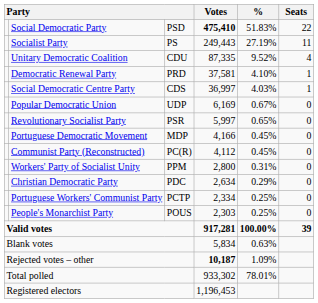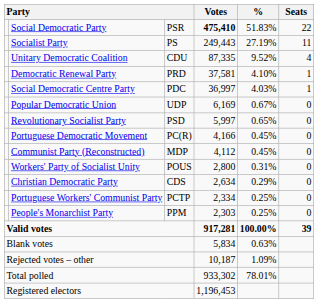(176, 27) PSD -> (175, 27) PSR
(176, 89) CDS -> (176, 89) PDC
(175, 120) PSR -> (176, 120) PSD
(177, 136) MDP -> (179, 136) PC(R)
(179, 151) PC(R) -> (177, 151) MDP
(177, 167) PPM -> (179, 167) POUS
(176, 182) PDC -> (176, 182) CDS
(179, 213) POUS -> (177, 213) PPM
(222, 259) bold -> (222, 259) normal
